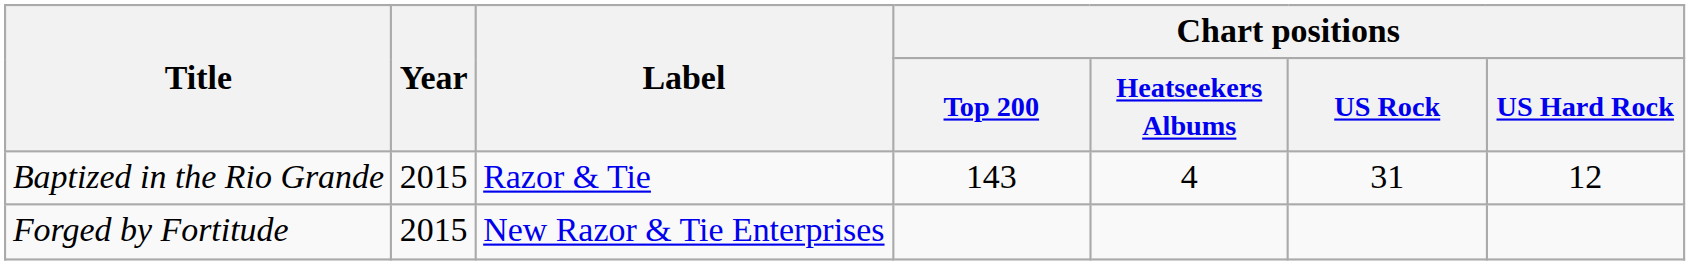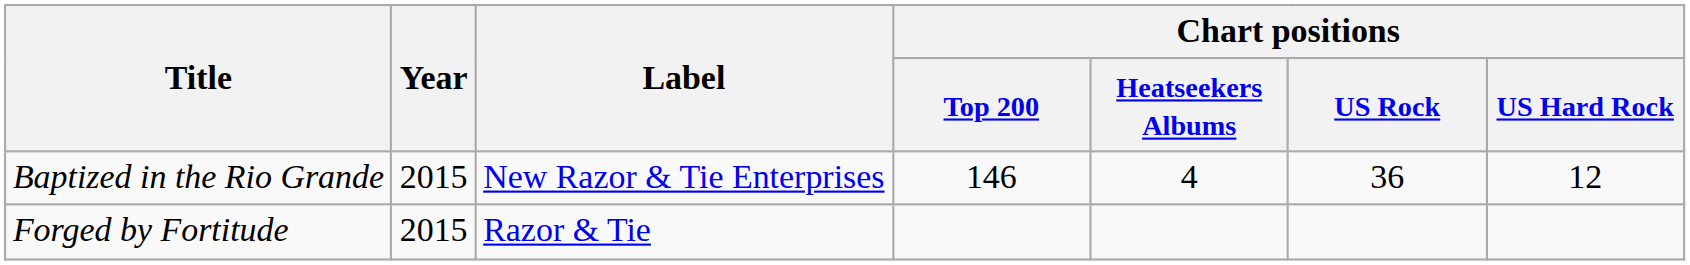(567, 177) Razor & Tie -> (684, 177) New Razor & Tie Enterprises
(991, 177) 143 -> (991, 177) 146
(1387, 177) 31 -> (1387, 177) 36
(684, 230) New Razor & Tie Enterprises -> (567, 230) Razor & Tie
